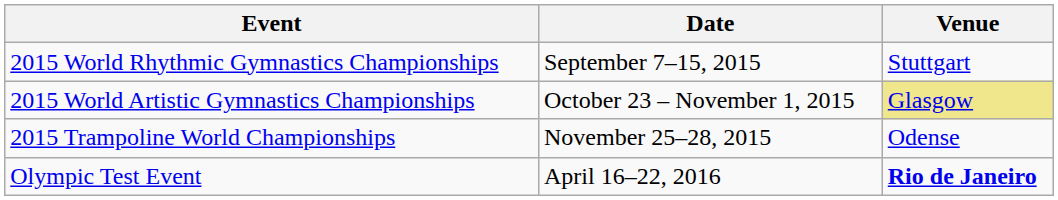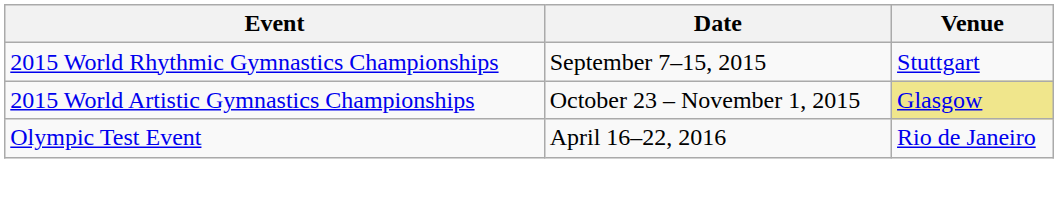- row: (203, 137)
(962, 175) bold -> (966, 137) normal
